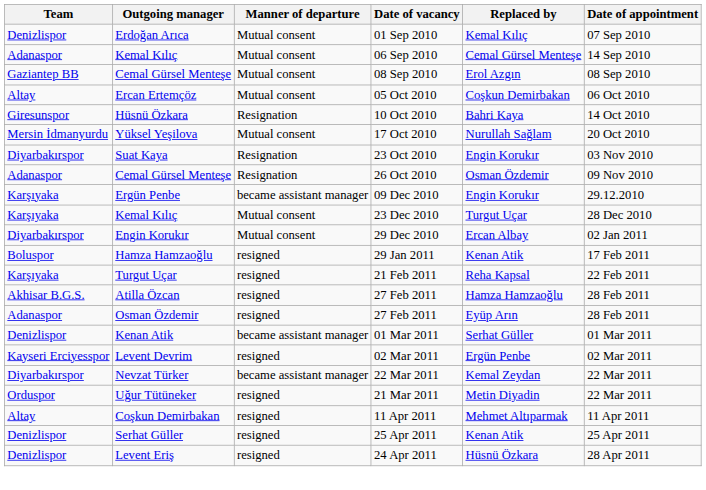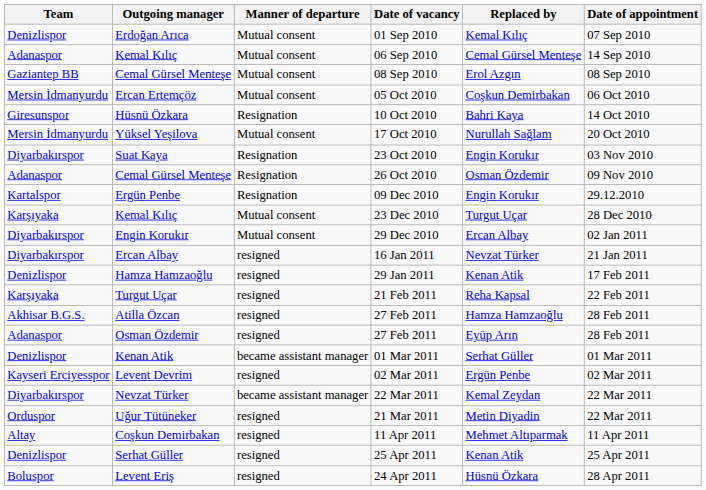(21, 94) Altay -> (58, 94) Mersin İdmanyurdu
(33, 194) Karşıyaka -> (34, 194) Kartalspor
(303, 194) became assistant manager -> (267, 194) Resignation
+ row: (147, 255)
(30, 255) Boluspor -> (37, 275) Denizlispor
(37, 455) Denizlispor -> (30, 475) Boluspor
